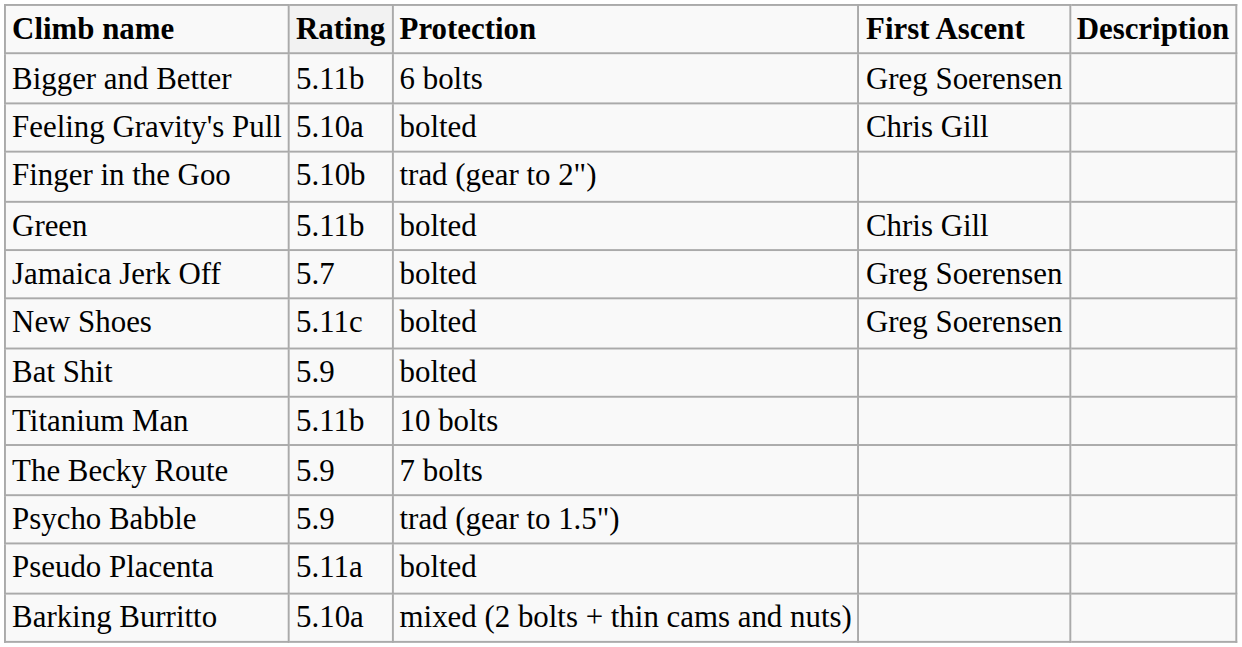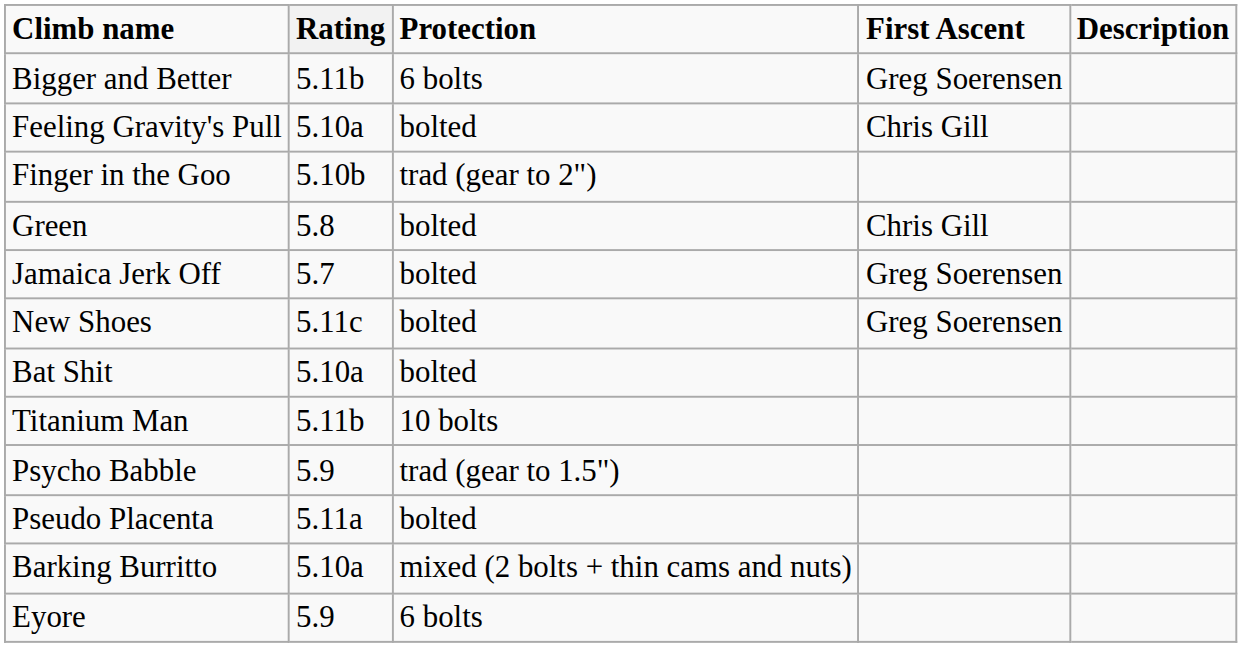(330, 224) 5.11b -> (315, 224) 5.8
(315, 371) 5.9 -> (330, 371) 5.10a
- row: (120, 469)
+ row: (49, 616)
